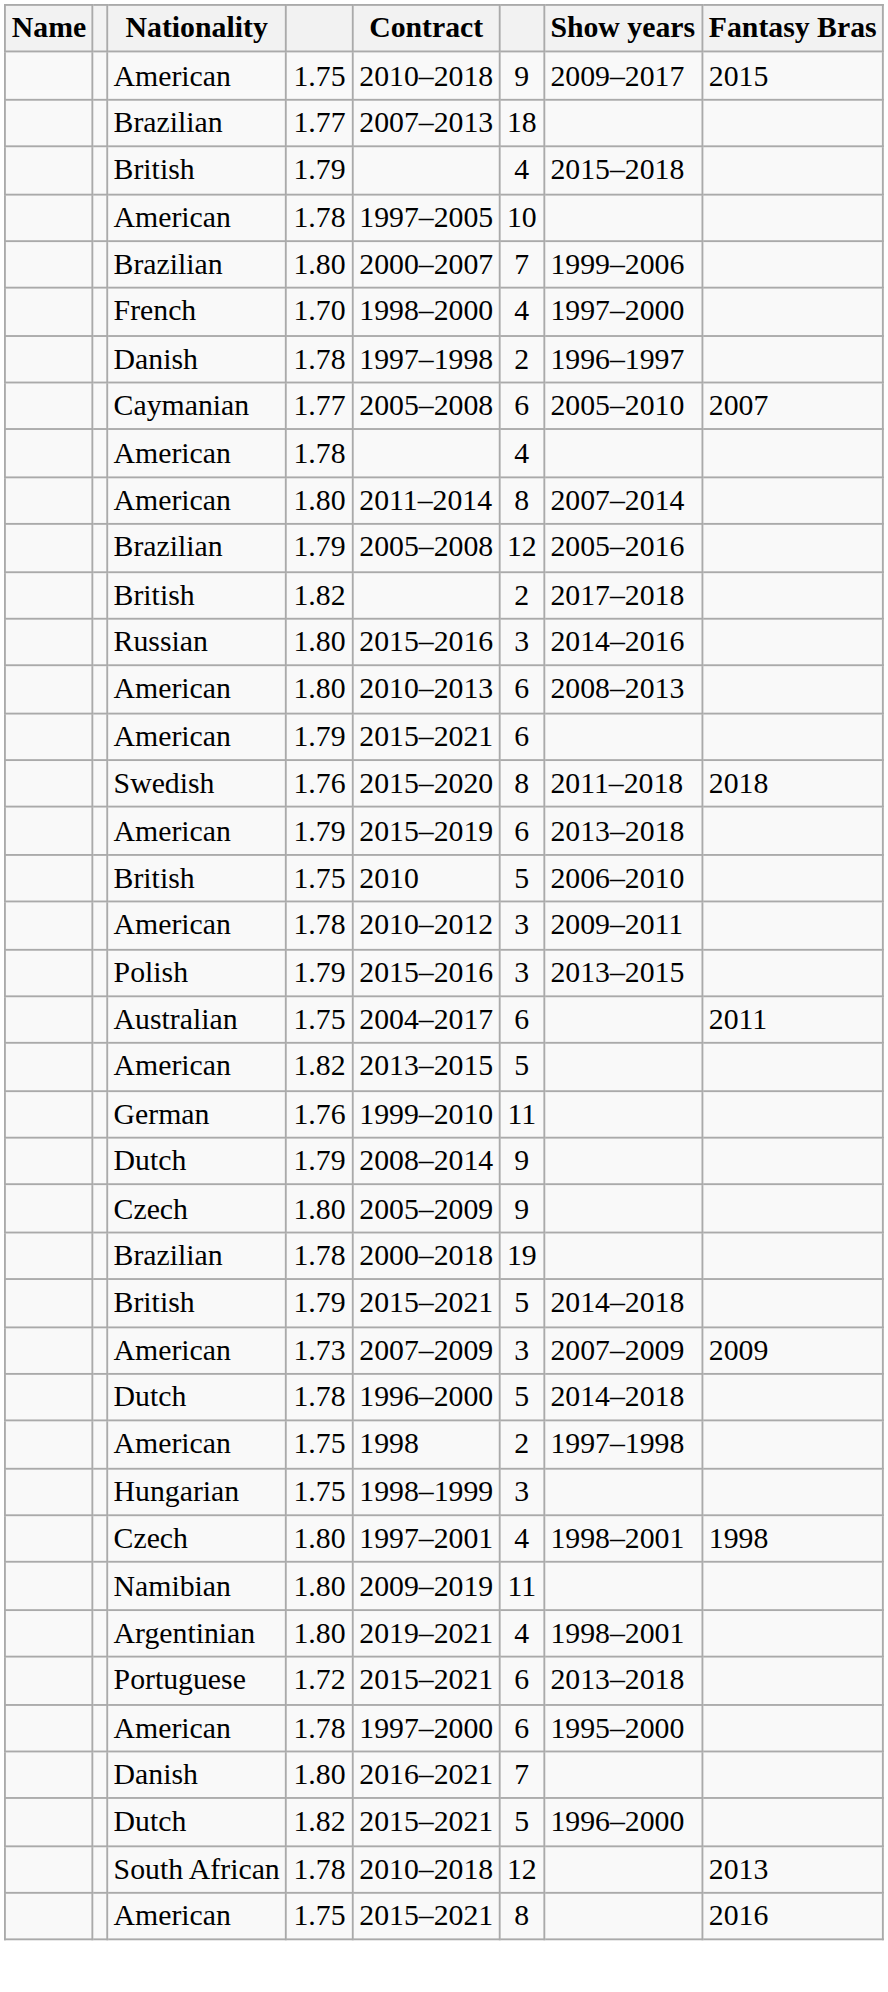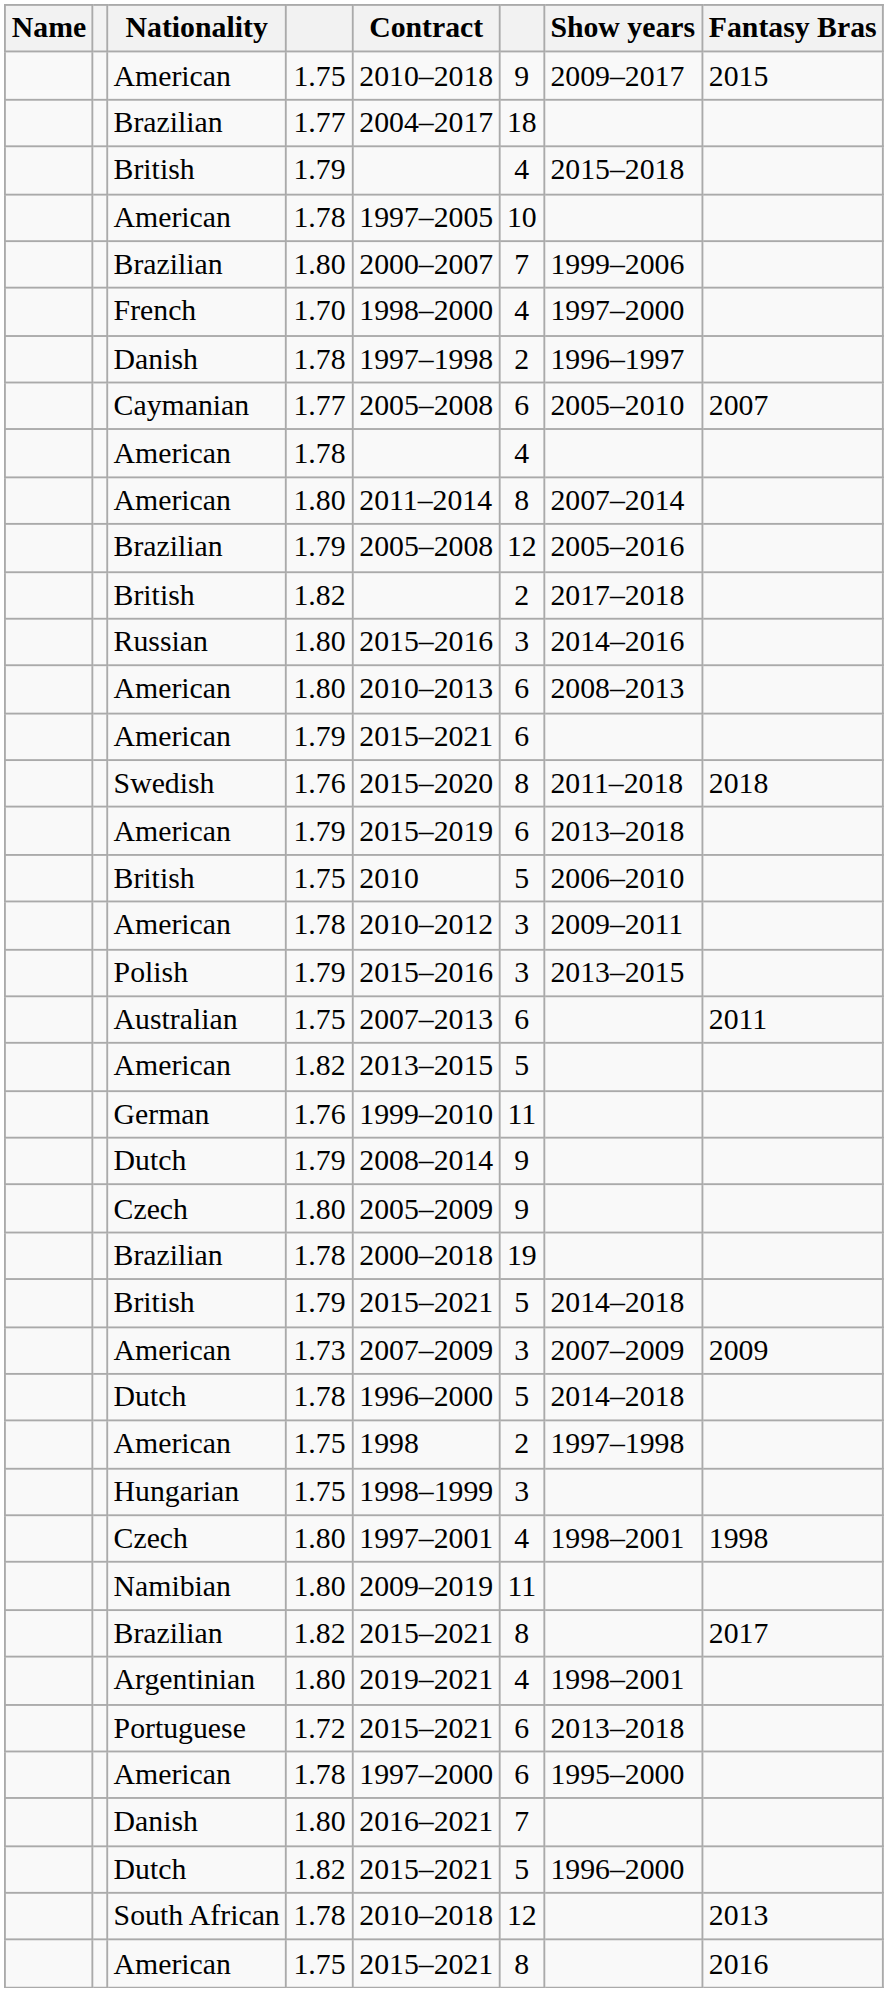(426, 122) 2007–2013 -> (426, 122) 2004–2017
(426, 1019) 2004–2017 -> (426, 1019) 2007–2013
+ row: (168, 1632)
